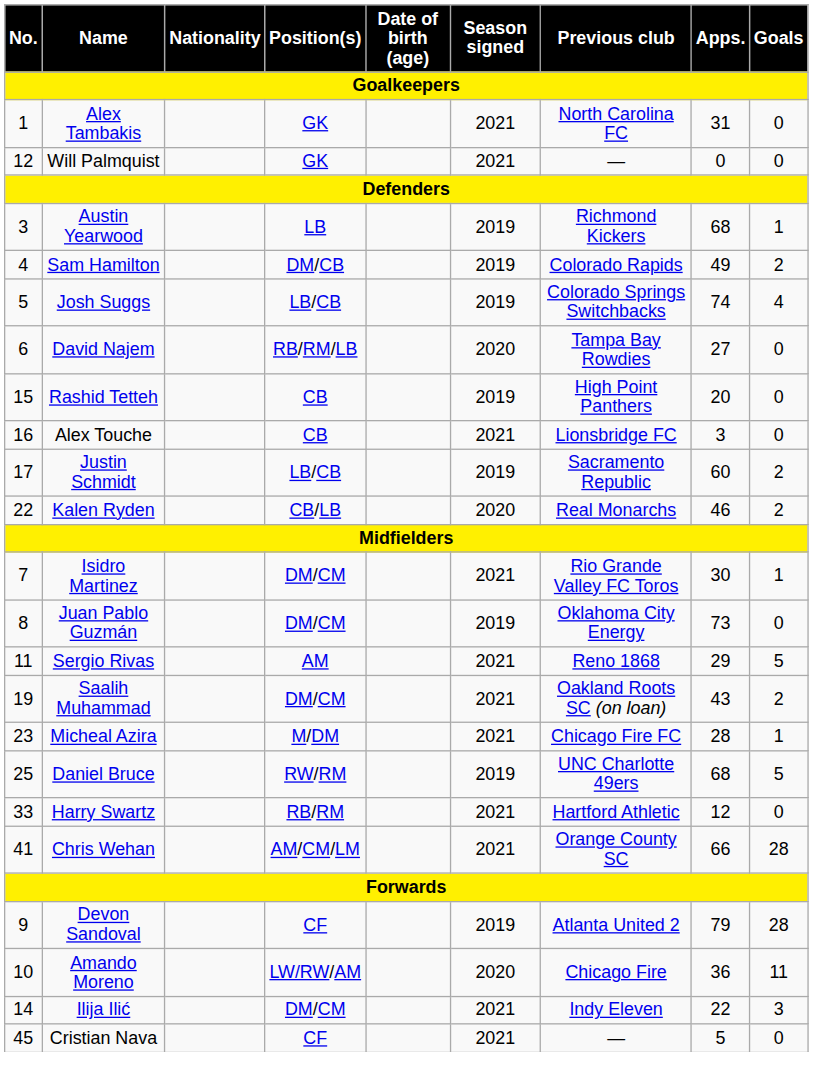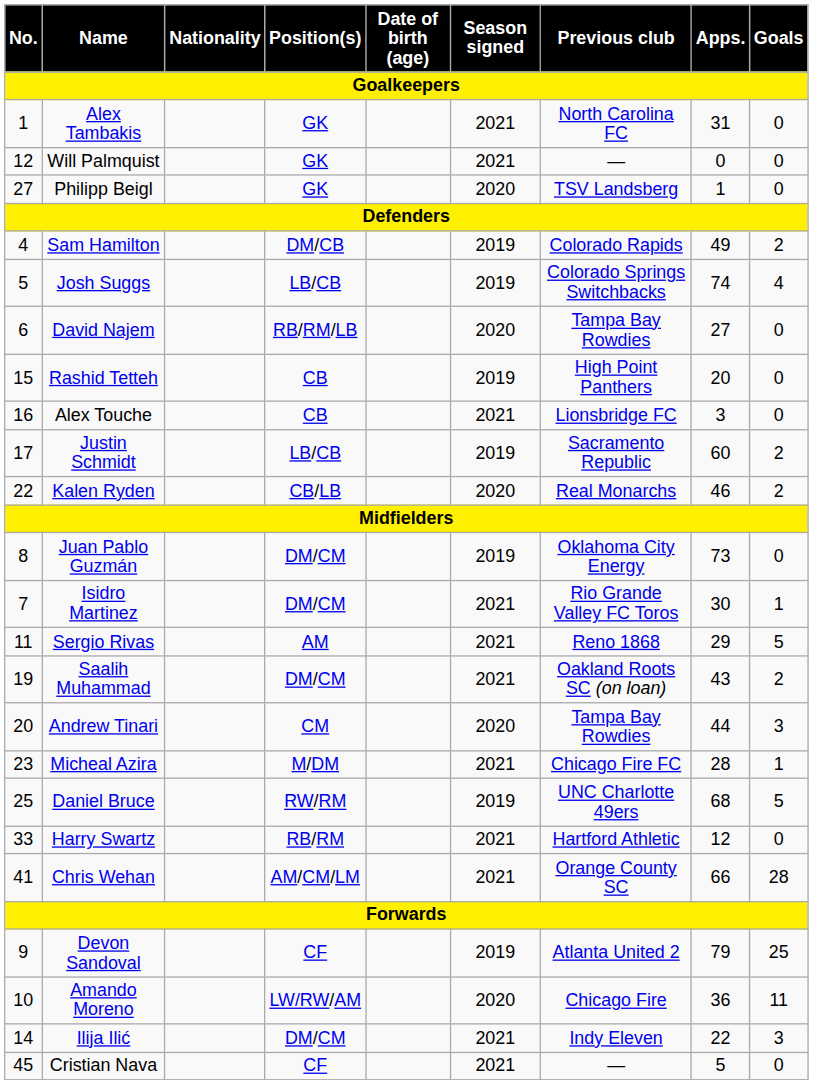+ row: (103, 189)
- row: (103, 226)
rows swapped: (103, 575) <-> (103, 623)
+ row: (103, 726)
(779, 924) 28 -> (779, 952) 25
